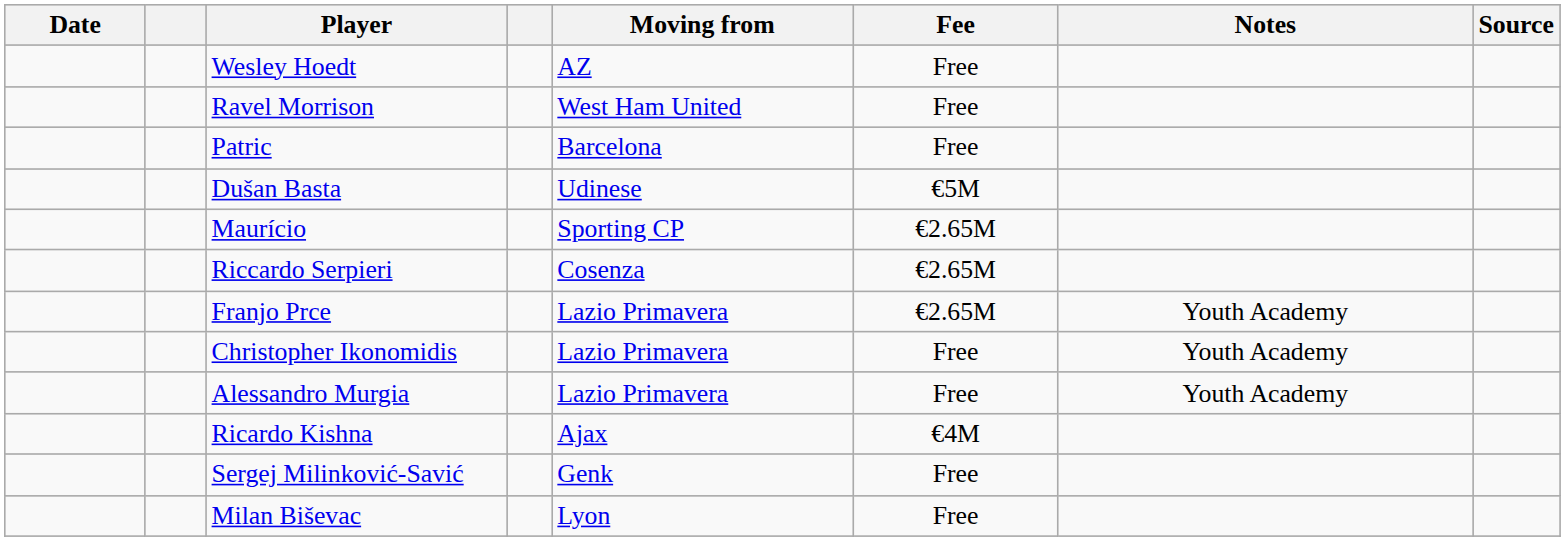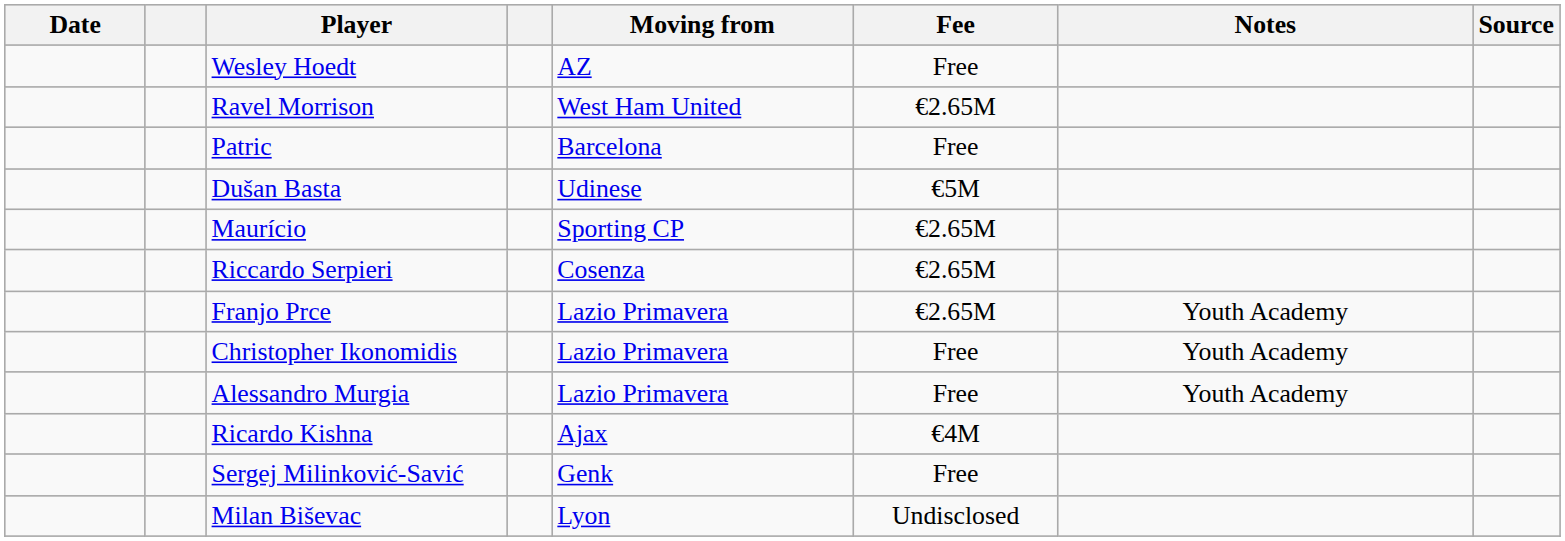(956, 106) Free -> (956, 106) €2.65M
(956, 515) Free -> (956, 515) Undisclosed
